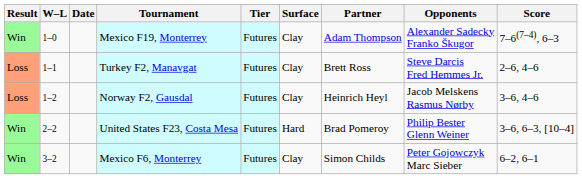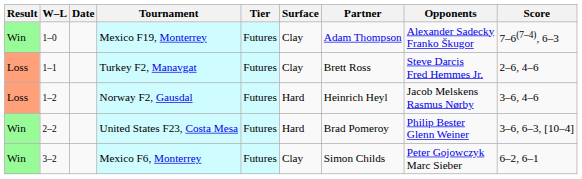(293, 98) Clay -> (293, 98) Hard
